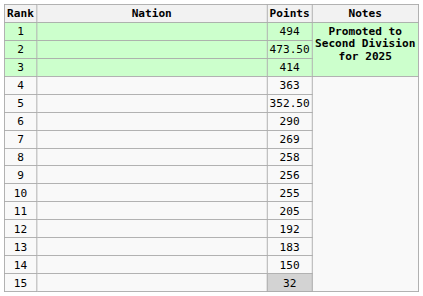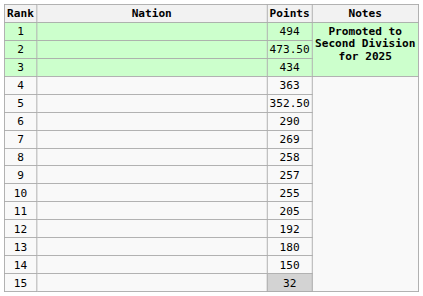(290, 68) 414 -> (290, 68) 434
(290, 175) 256 -> (290, 175) 257
(290, 247) 183 -> (290, 247) 180
